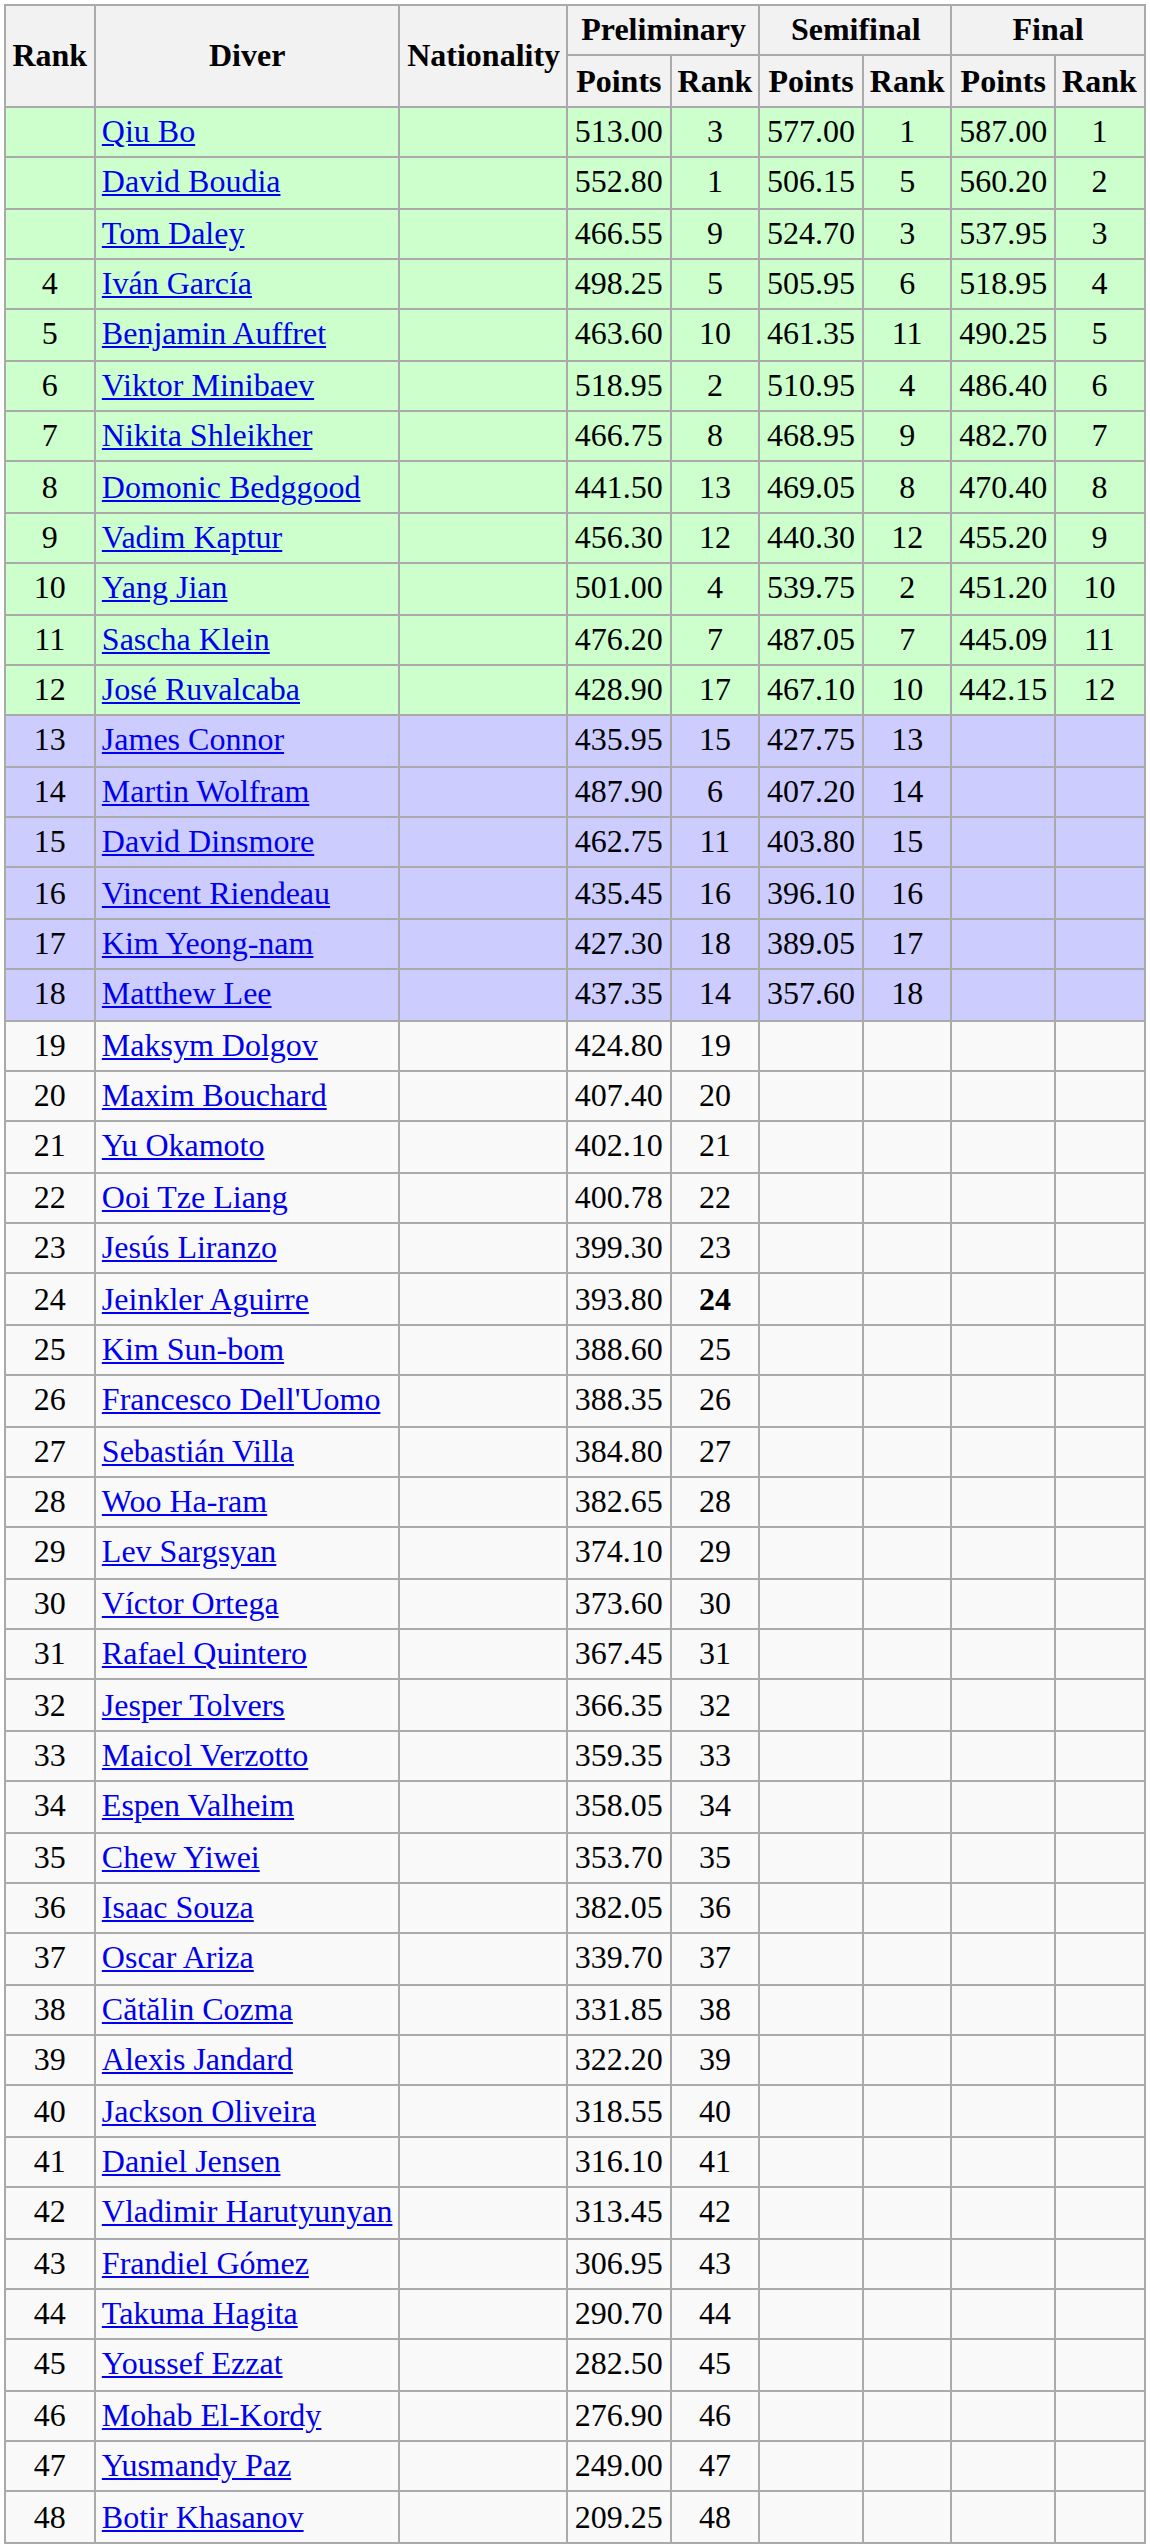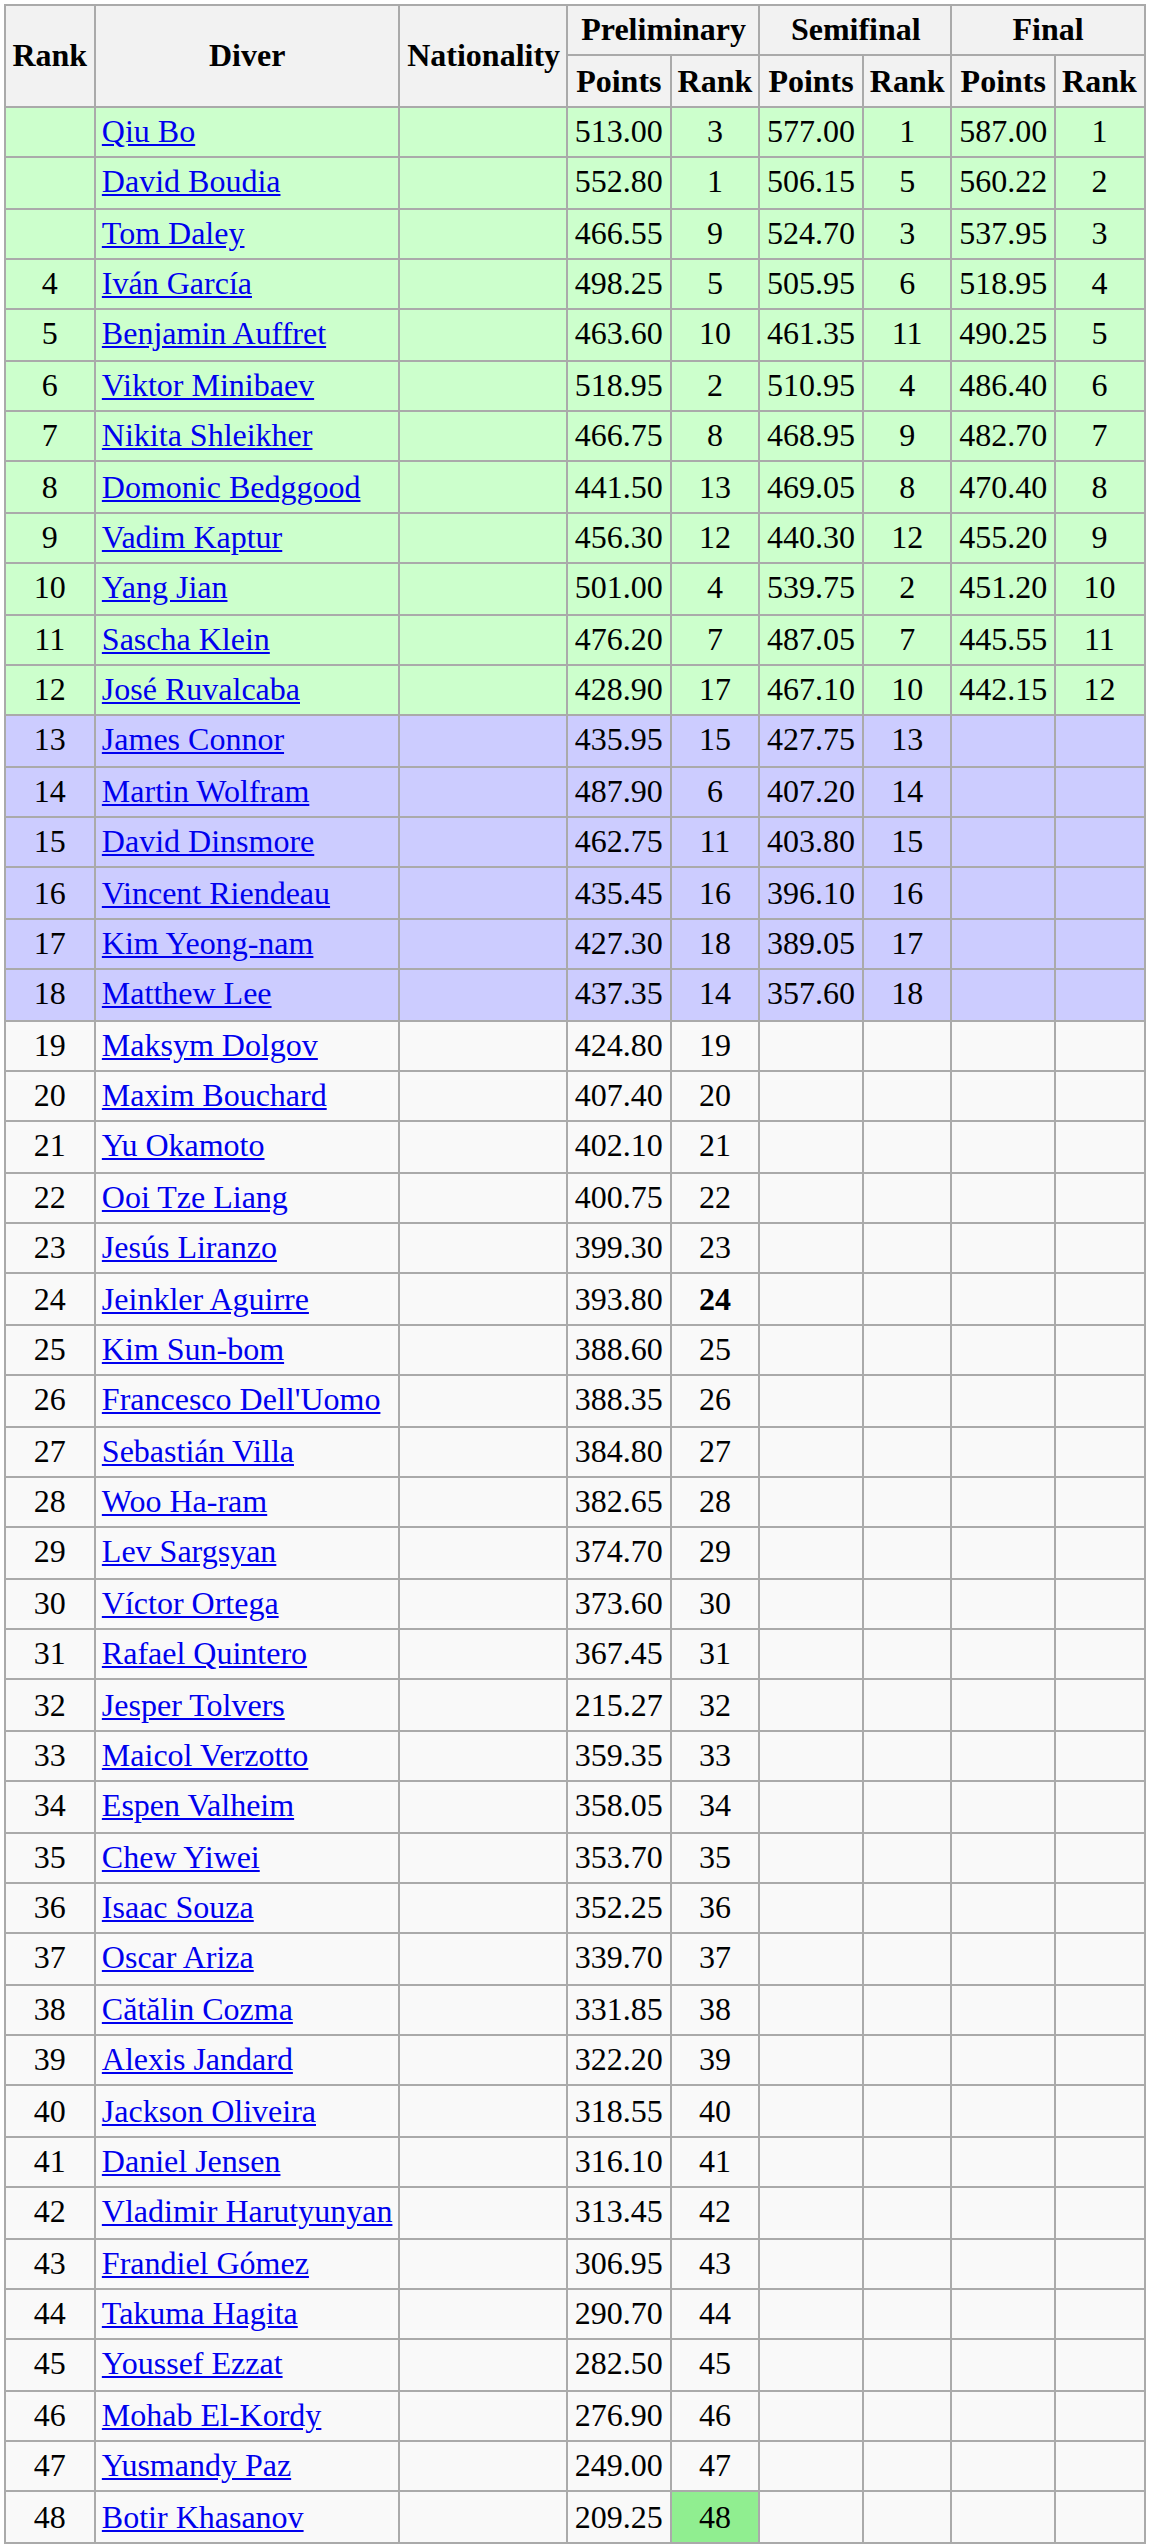(1003, 182) 560.20 -> (1003, 182) 560.22
(1003, 638) 445.09 -> (1003, 638) 445.55
(619, 1197) 400.78 -> (619, 1197) 400.75
(619, 1552) 374.10 -> (619, 1552) 374.70
(619, 1704) 366.35 -> (619, 1704) 215.27
(619, 1907) 382.05 -> (619, 1907) 352.25
(715, 2516) no background -> (715, 2516) lightgreen background
